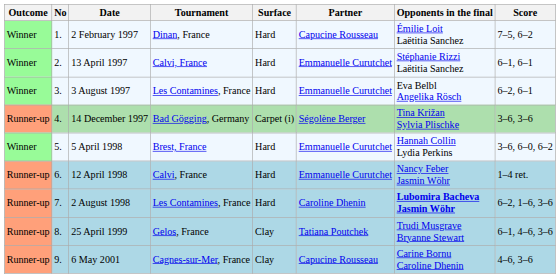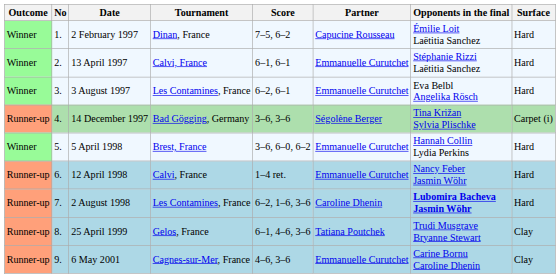columns swapped: (275, 12) <-> (525, 12)
(338, 258) Capucine Rousseau -> (362, 258) Emmanuelle Curutchet
